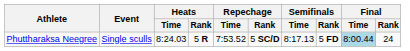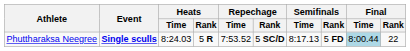(127, 40) normal -> (129, 40) bold
(388, 40) 24 -> (393, 40) 22
